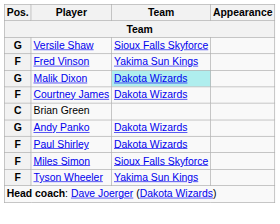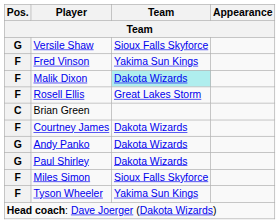(18, 78) G -> (18, 78) F
+ row: (59, 95)
rows swapped: (62, 111) <-> (71, 95)
(18, 144) F -> (18, 161) G
